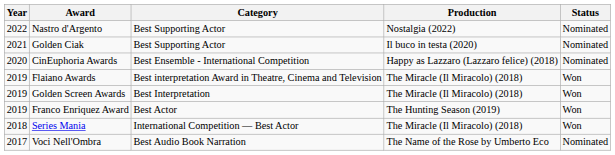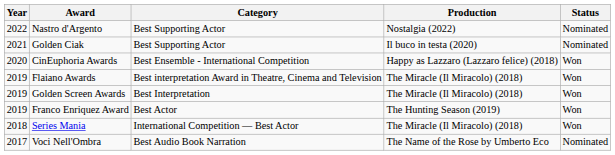(585, 61) Nominated -> (572, 61) Won
